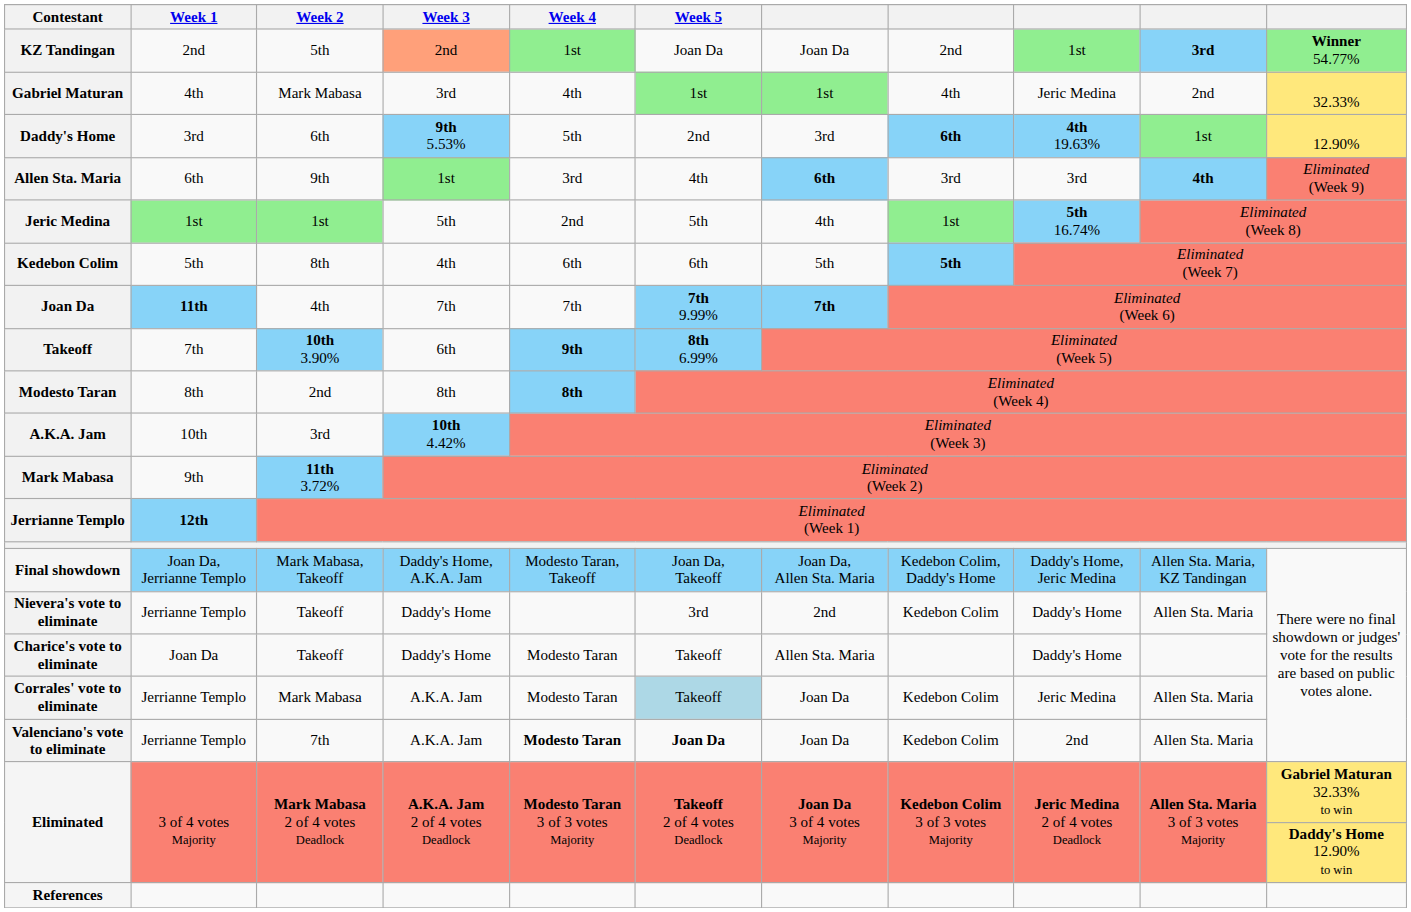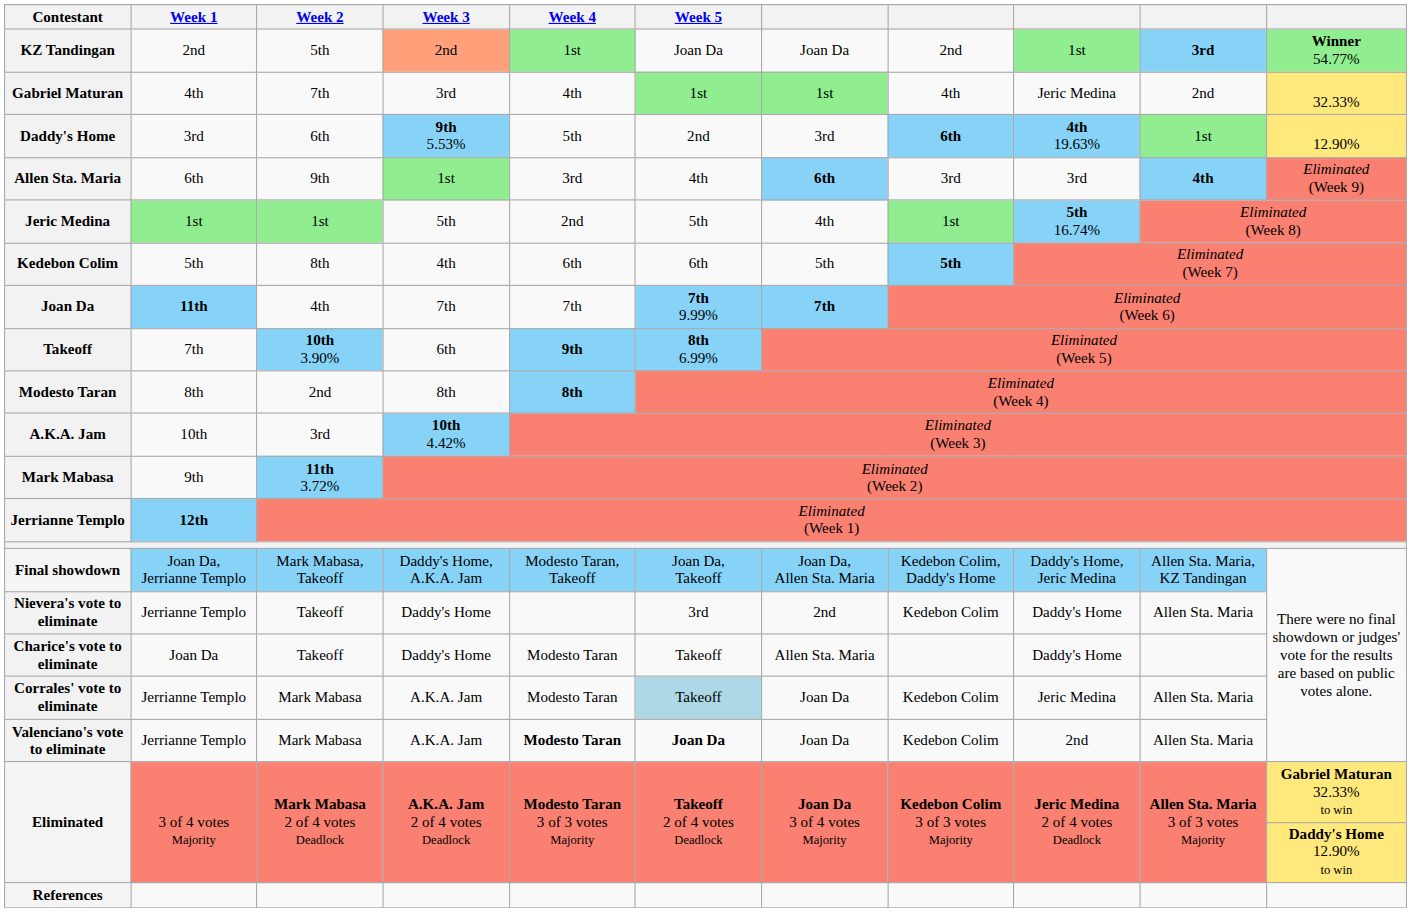(320, 92) Mark Mabasa -> (320, 92) 7th
(320, 740) 7th -> (320, 740) Mark Mabasa
